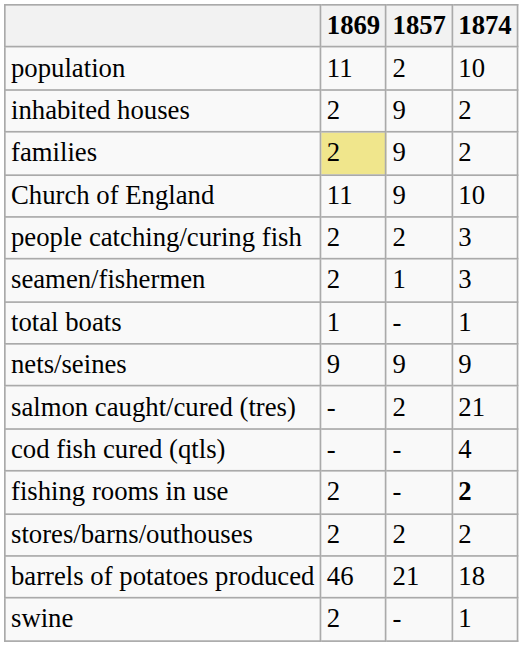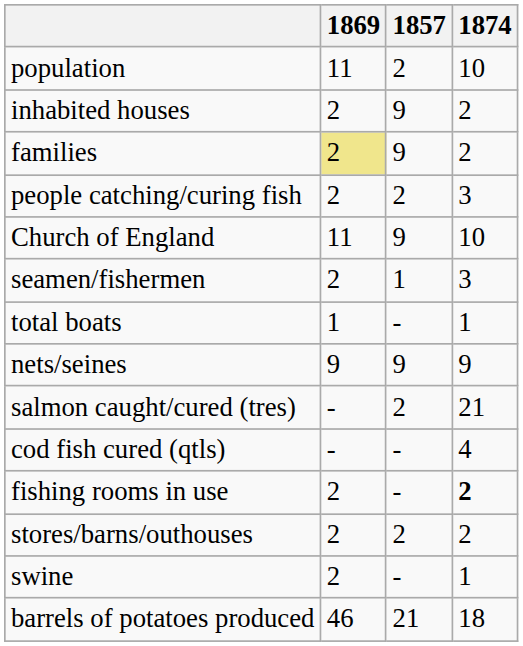rows swapped: (113, 195) <-> (156, 237)
rows swapped: (42, 618) <-> (163, 576)
